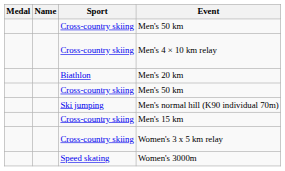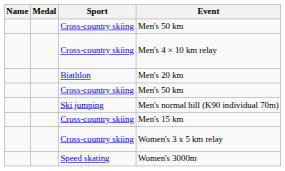columns swapped: (18, 12) <-> (45, 12)
